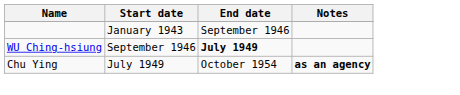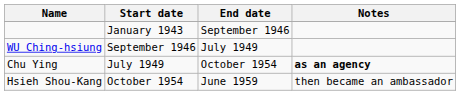(229, 47) bold -> (229, 47) normal
+ row: (54, 82)
